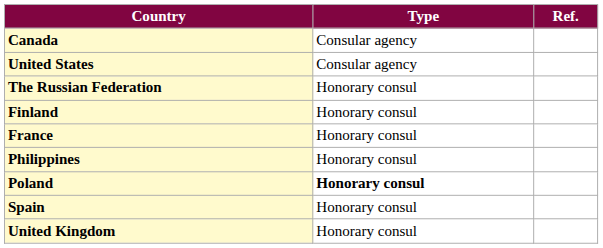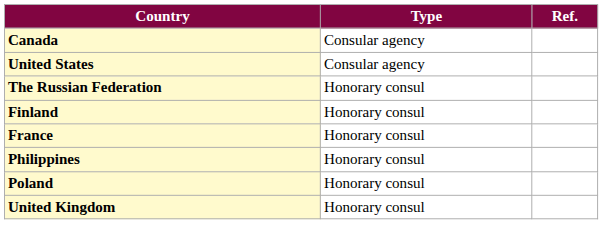(370, 183) bold -> (374, 183) normal
- row: (26, 207)
